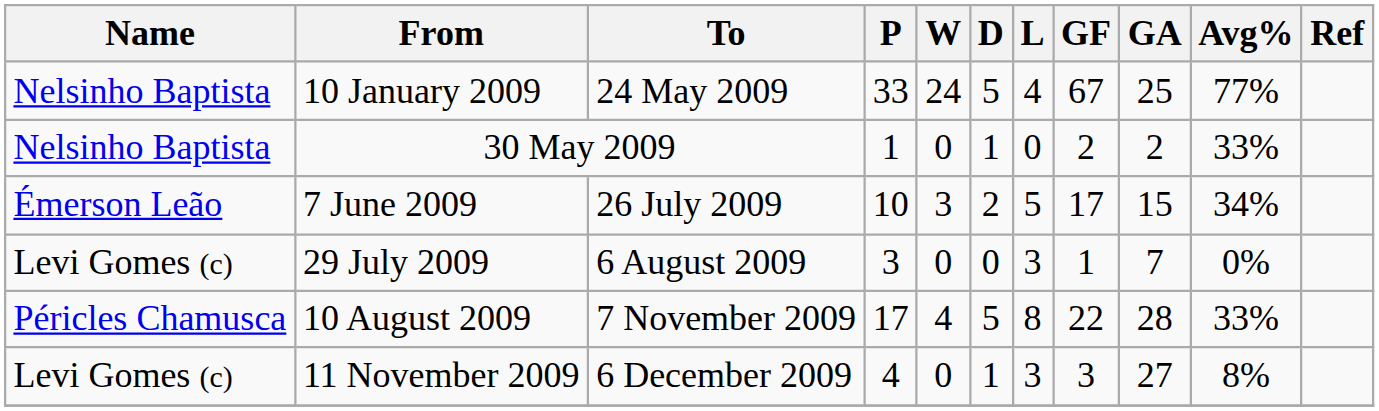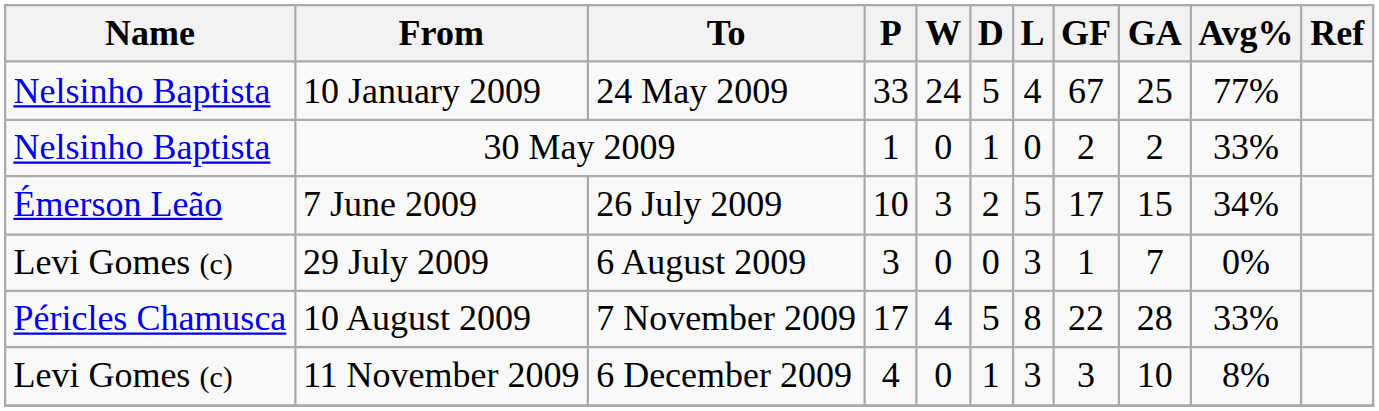(1155, 375) 27 -> (1155, 375) 10
